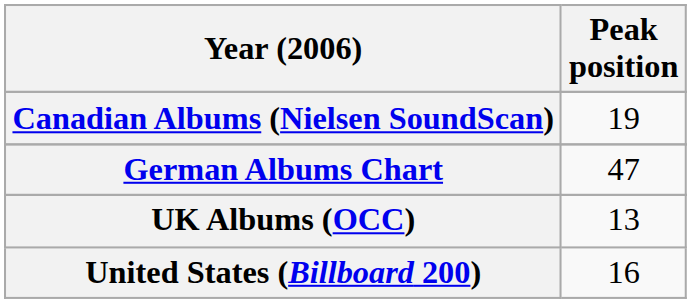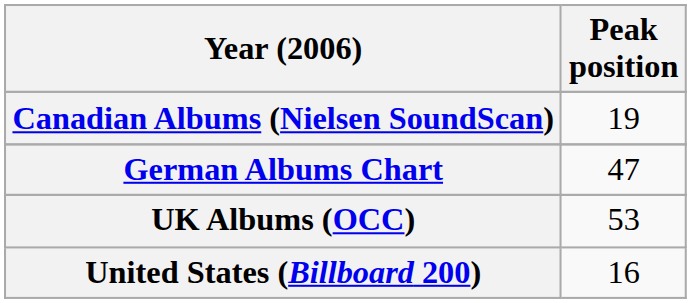(624, 220) 13 -> (624, 220) 53
